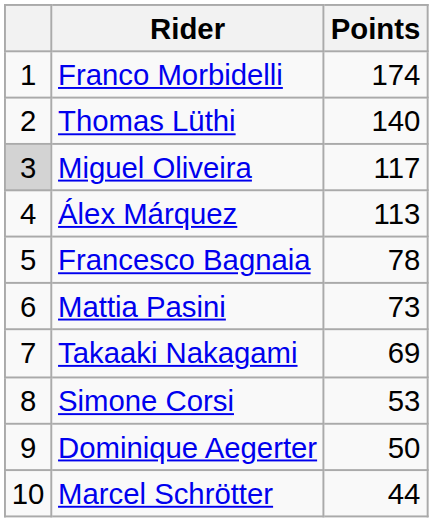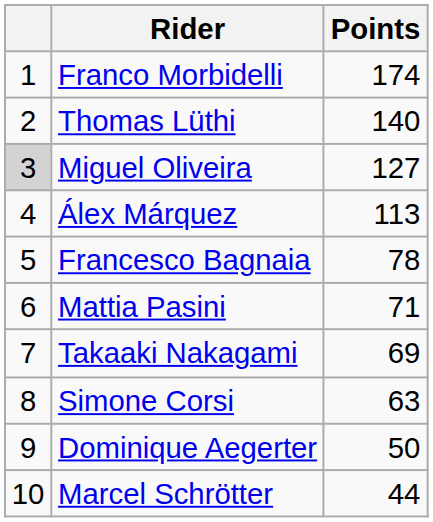(397, 168) 117 -> (396, 168) 127
(404, 307) 73 -> (404, 307) 71
(404, 400) 53 -> (404, 400) 63
